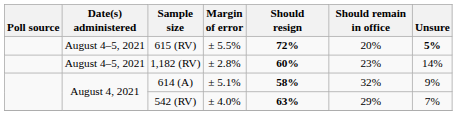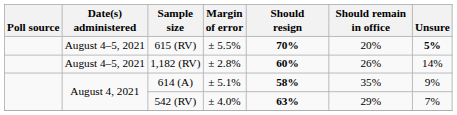(287, 45) 72% -> (287, 45) 70%
(371, 64) 23% -> (371, 64) 26%
(371, 82) 32% -> (371, 82) 35%
